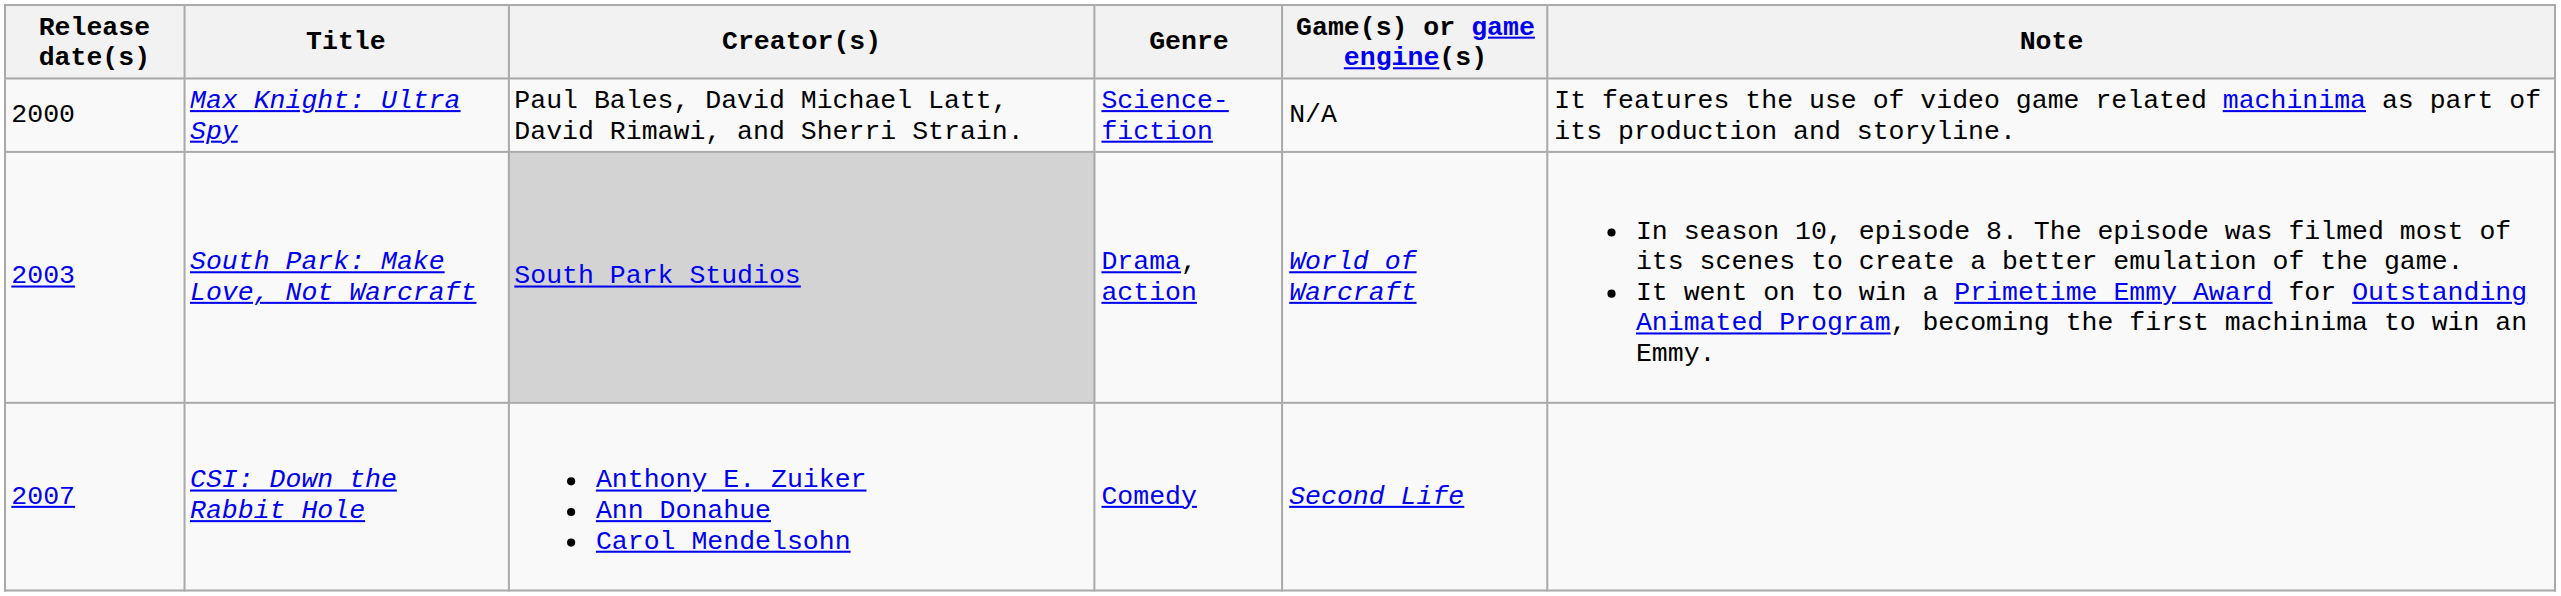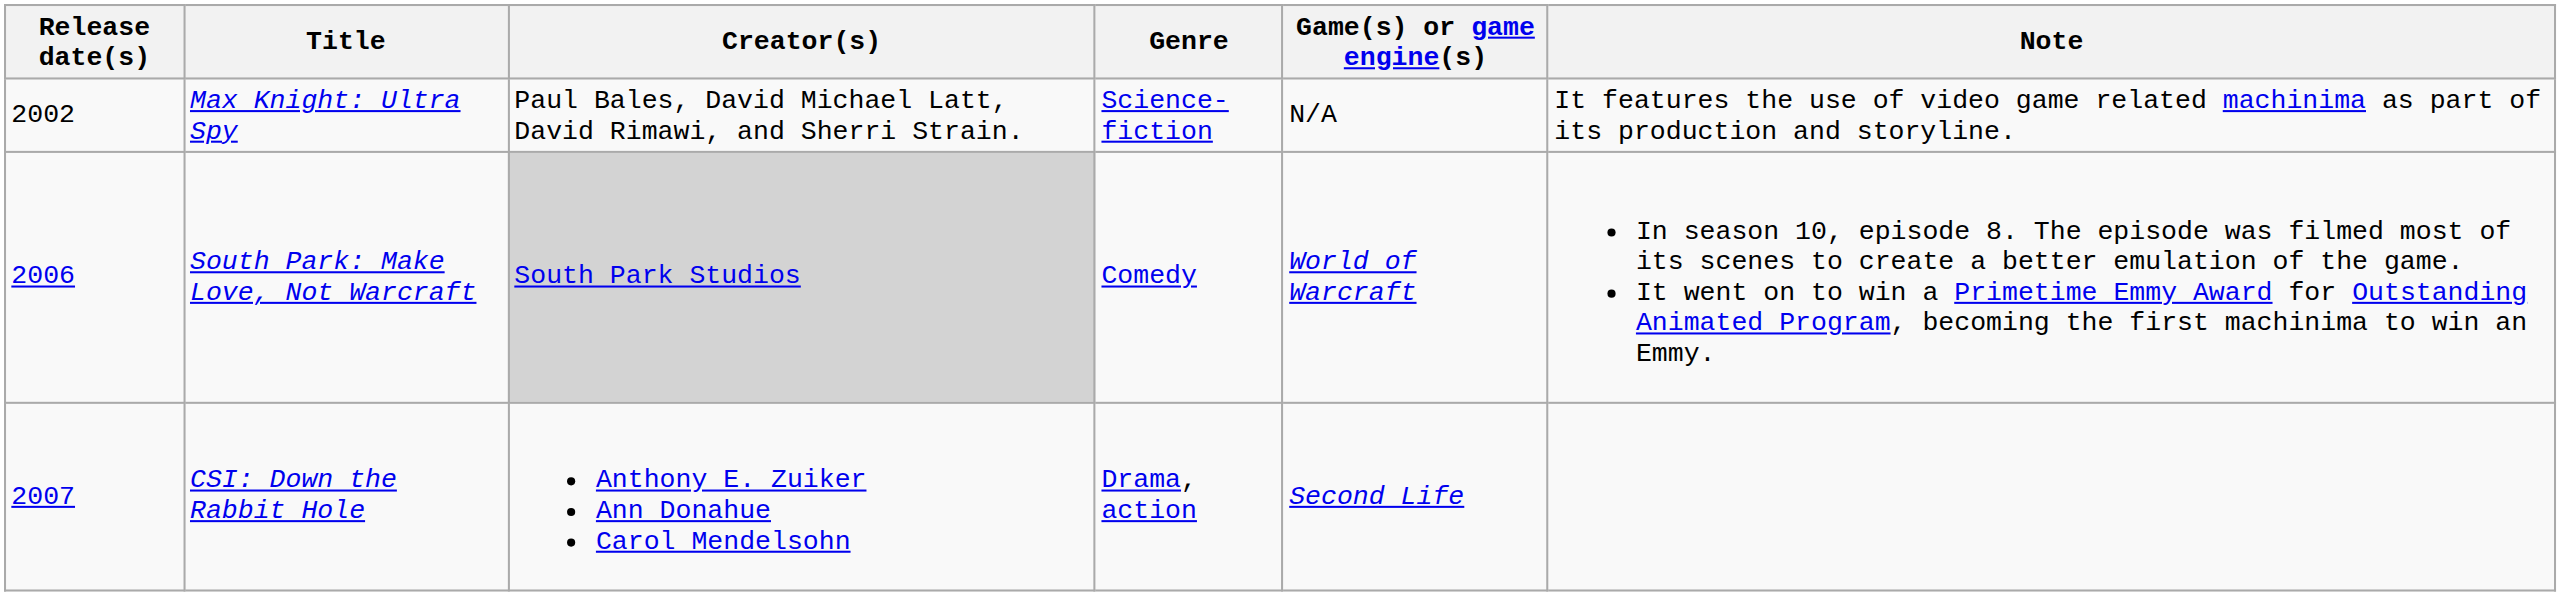(43, 116) 2000 -> (43, 116) 2002
(43, 277) 2003 -> (43, 277) 2006
(1149, 277) Drama, action -> (1149, 277) Comedy
(1149, 496) Comedy -> (1149, 496) Drama, action
